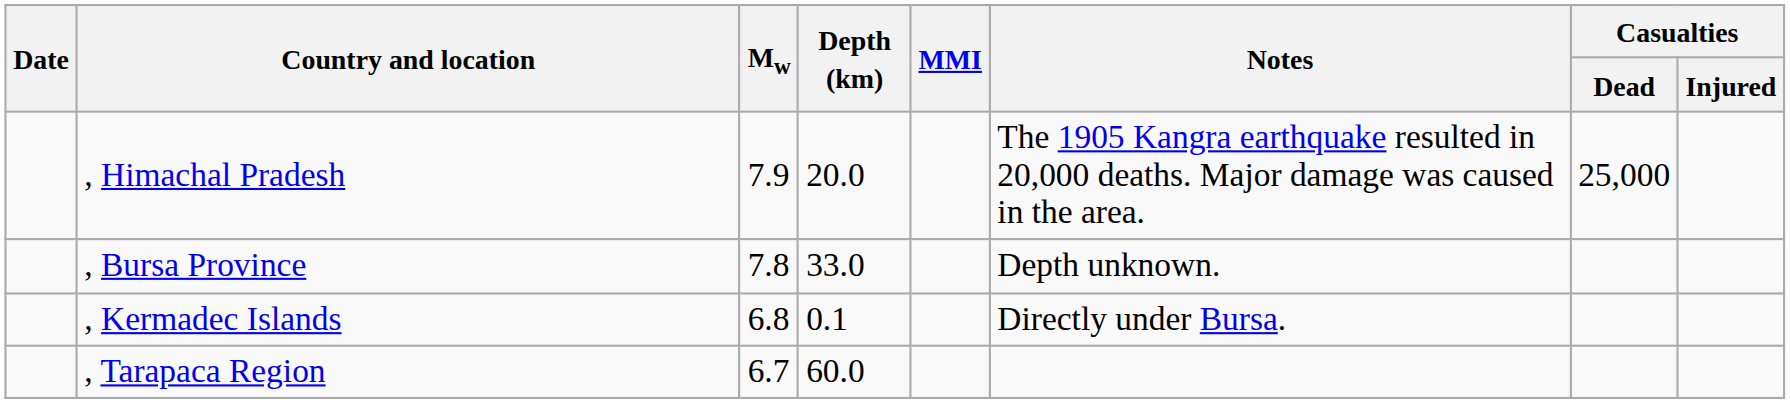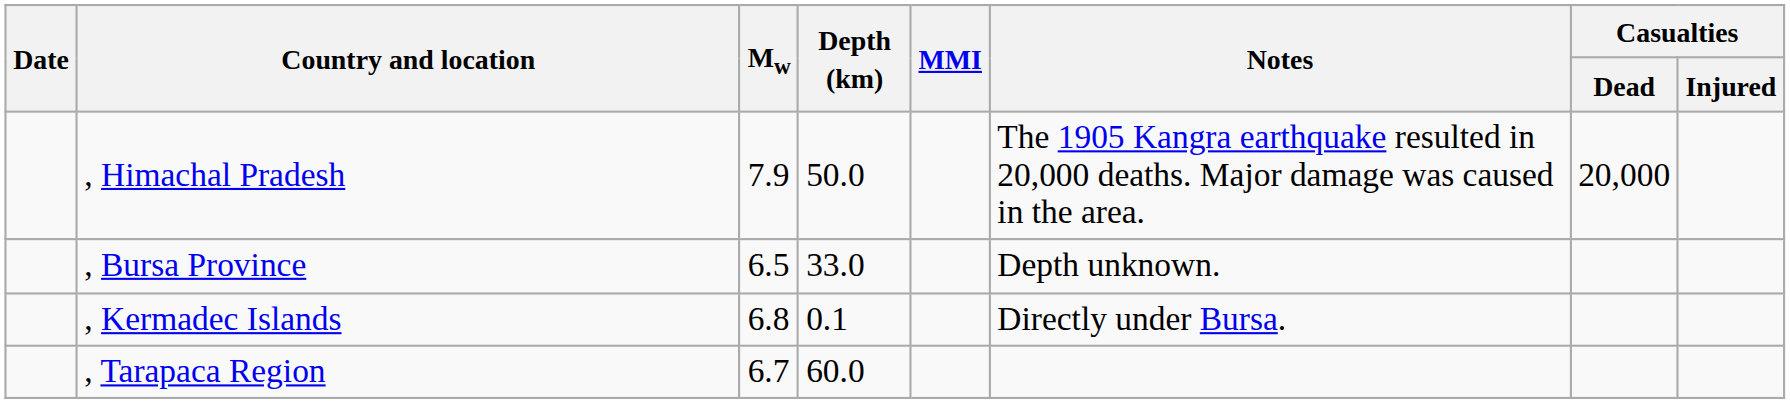(835, 174) 20.0 -> (835, 174) 50.0
(1624, 174) 25,000 -> (1624, 174) 20,000
(769, 265) 7.8 -> (769, 265) 6.5
